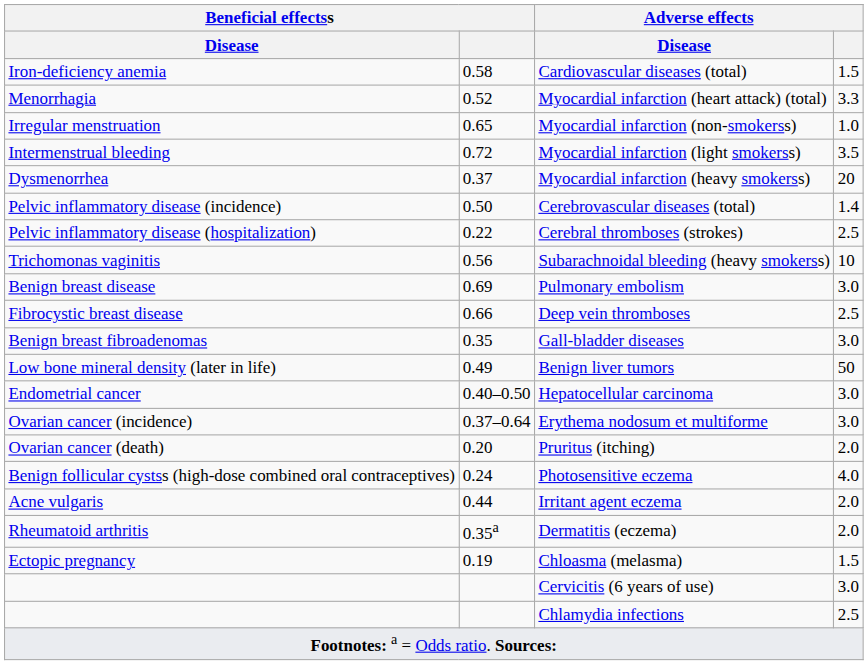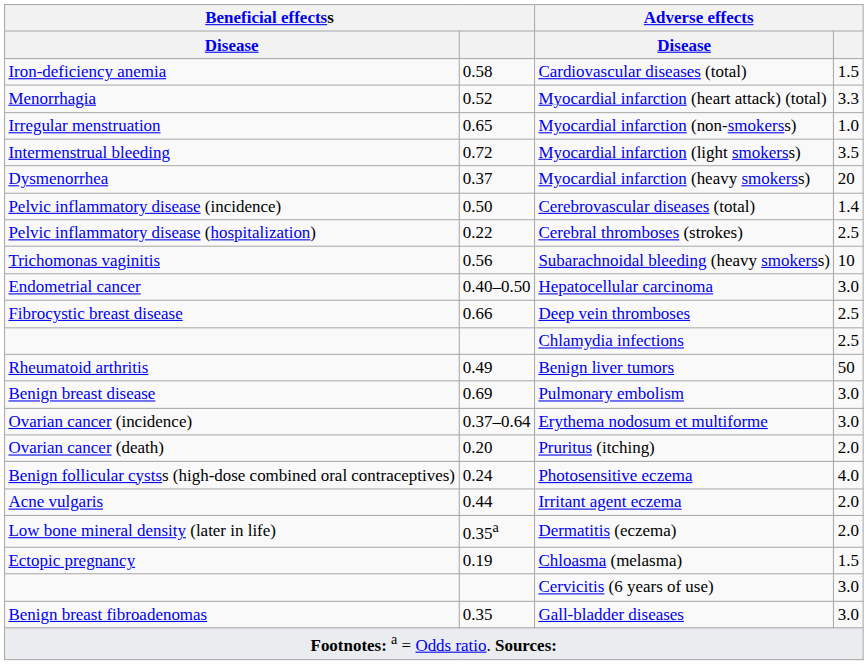rows swapped: (611, 286) <-> (626, 394)
rows swapped: (611, 340) <-> (611, 614)
(142, 367) Low bone mineral density (later in life) -> (78, 367) Rheumatoid arthritis
(78, 531) Rheumatoid arthritis -> (142, 531) Low bone mineral density (later in life)
